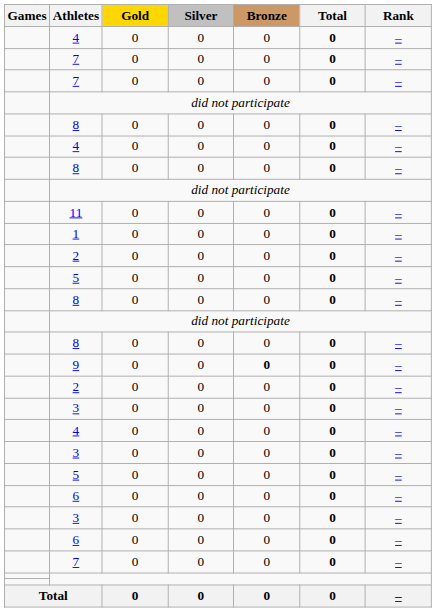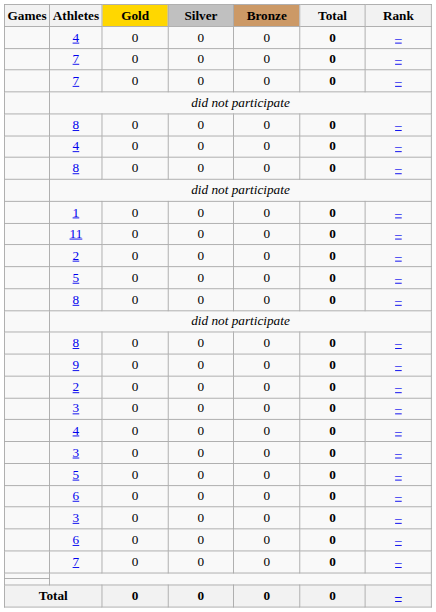rows swapped: (76, 212) <-> (76, 234)
(267, 365) bold -> (267, 365) normal
